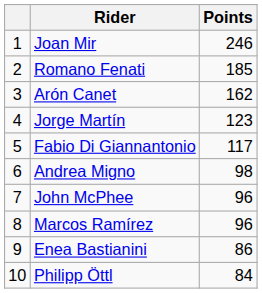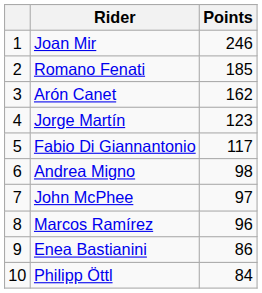(244, 198) 96 -> (244, 198) 97
